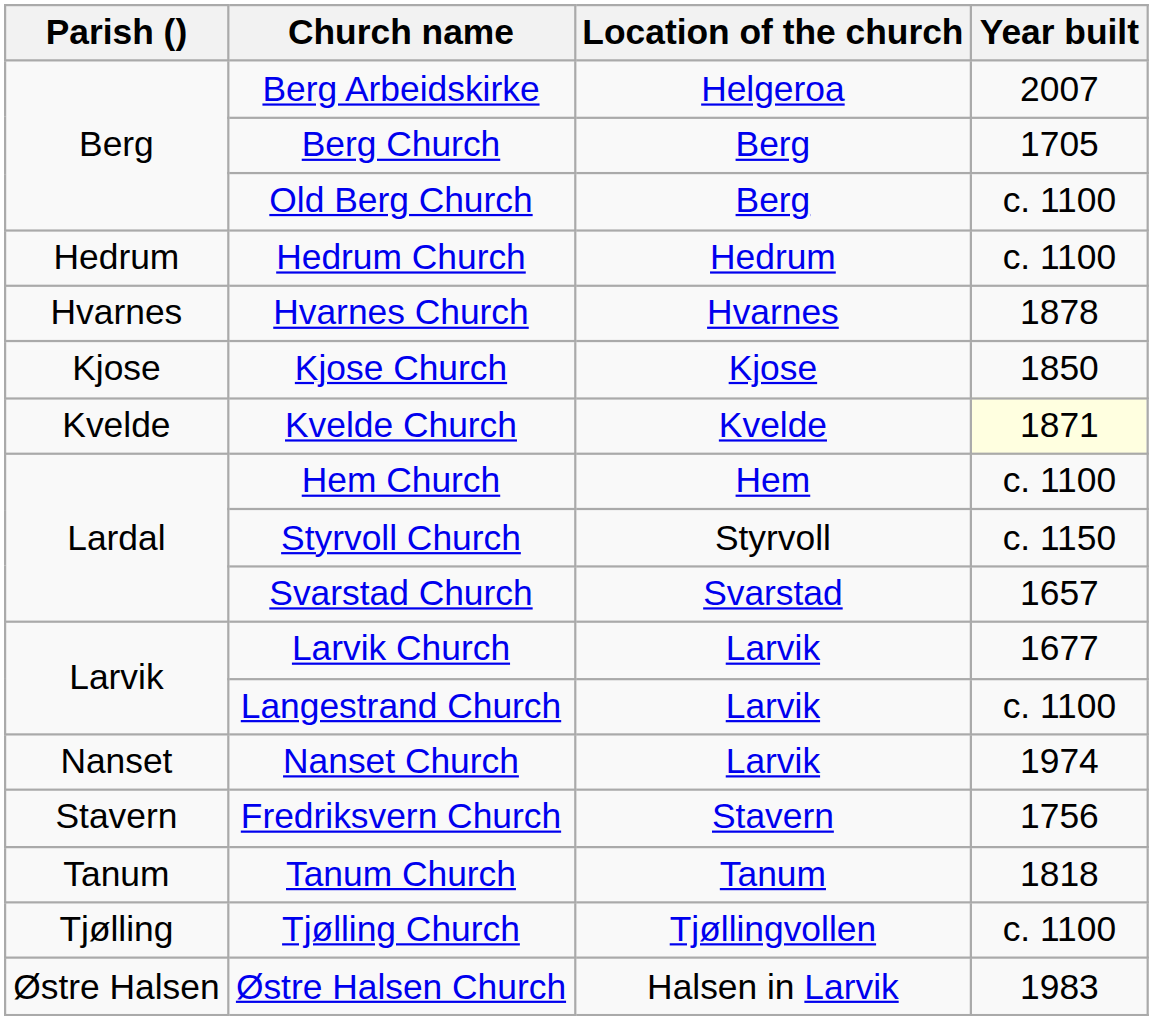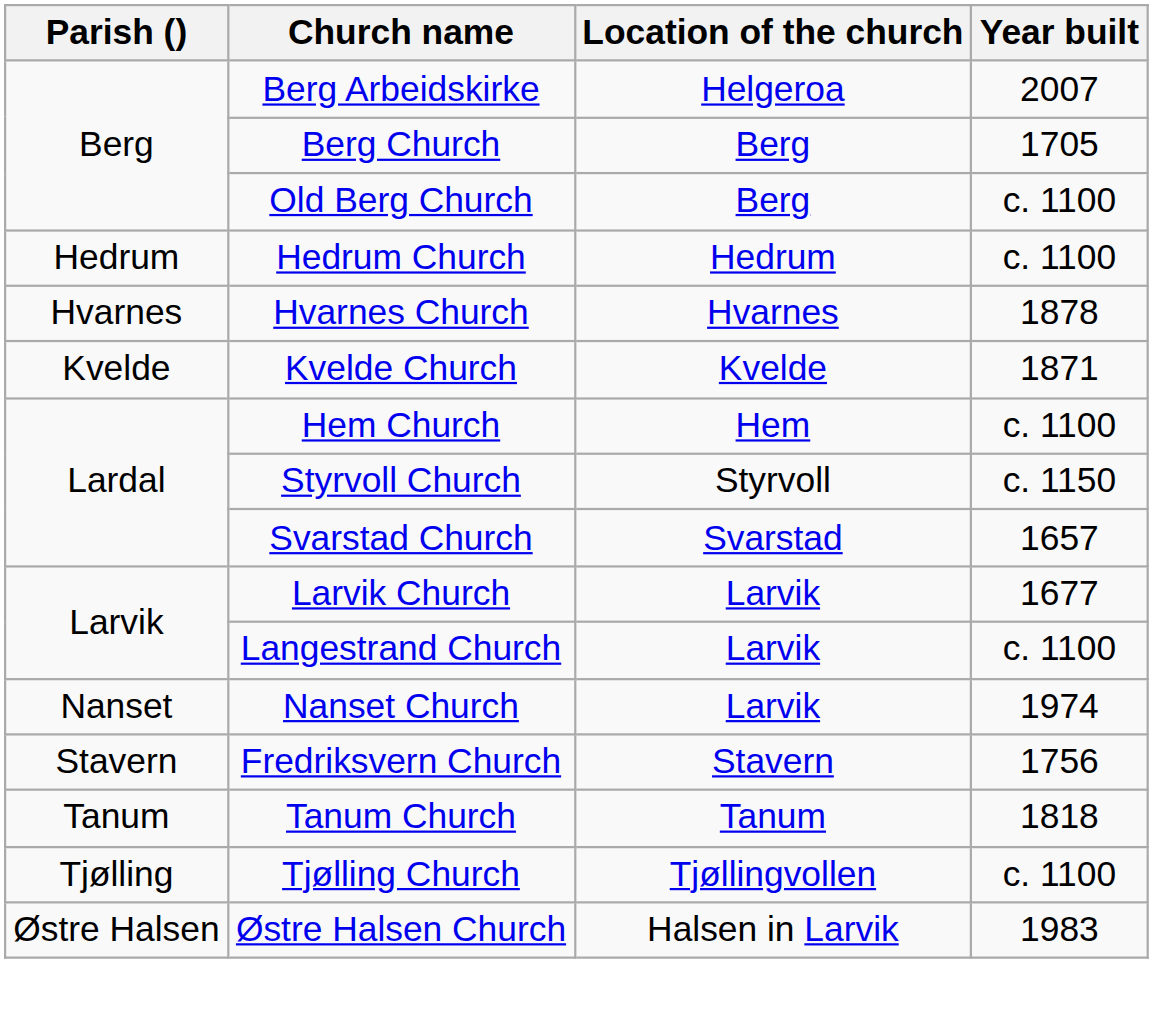- row: (401, 369)
(1059, 425) lightyellow background -> (1059, 369) no background
